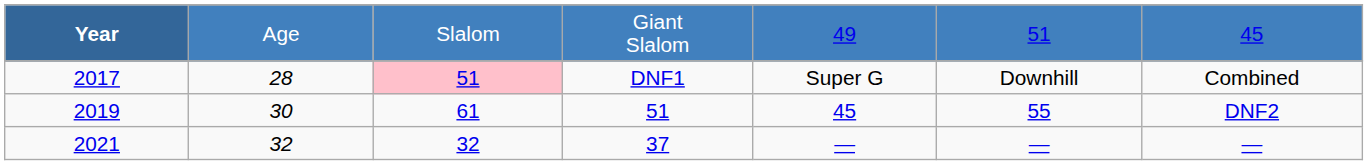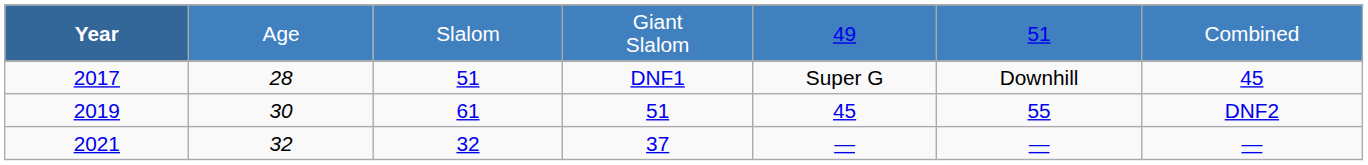(1252, 33) 45 -> (1252, 33) Combined
(468, 78) pink background -> (468, 78) no background
(1252, 78) Combined -> (1252, 78) 45
